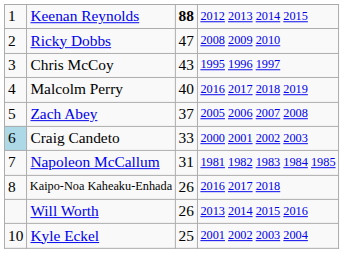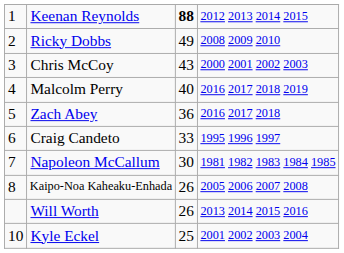(186, 41) 47 -> (186, 41) 49
(240, 65) 1995 1996 1997 -> (254, 65) 2000 2001 2002 2003
(186, 114) 37 -> (186, 114) 36
(254, 114) 2005 2006 2007 2008 -> (240, 114) 2016 2017 2018
(12, 138) lightblue background -> (12, 138) no background
(254, 138) 2000 2001 2002 2003 -> (240, 138) 1995 1996 1997
(186, 162) 31 -> (186, 162) 30
(240, 187) 2016 2017 2018 -> (254, 187) 2005 2006 2007 2008
